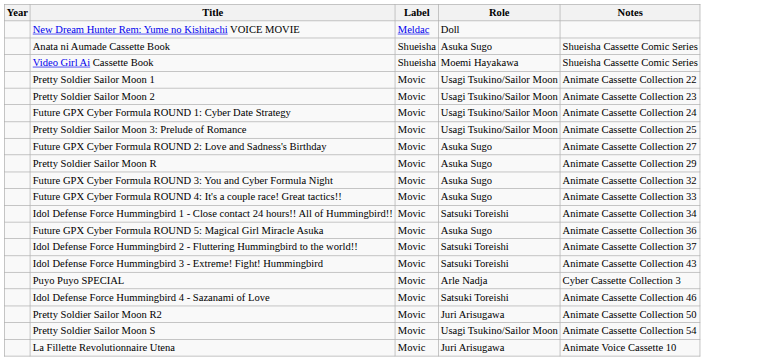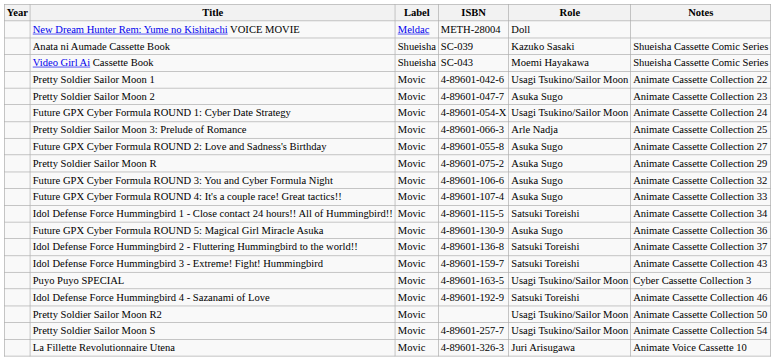+ column: (474, 12)
(466, 46) Asuka Sugo -> (543, 46) Kazuko Sasaki
(499, 96) Usagi Tsukino/Sailor Moon -> (537, 96) Asuka Sugo
(499, 130) Usagi Tsukino/Sailor Moon -> (535, 130) Arle Nadja
(464, 280) Arle Nadja -> (570, 280) Usagi Tsukino/Sailor Moon
(473, 314) Juri Arisugawa -> (570, 314) Usagi Tsukino/Sailor Moon
